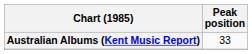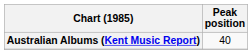(225, 40) 33 -> (225, 40) 40
